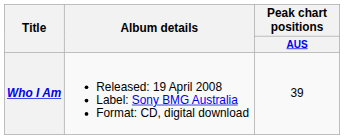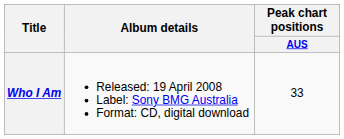(297, 93) 39 -> (297, 93) 33
